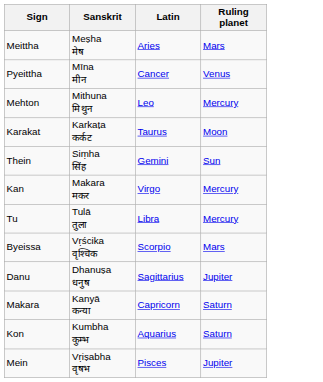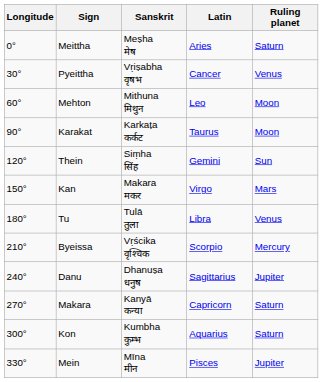+ column: (30, 17)
(214, 45) Mars -> (269, 45) Saturn
(83, 74) Mīna मीन -> (143, 74) Vṛiṣabha वृषभ
(221, 103) Mercury -> (267, 103) Moon
(221, 189) Mercury -> (266, 189) Mars
(221, 218) Mercury -> (268, 218) Venus
(214, 247) Mars -> (272, 247) Mercury
(91, 362) Vṛiṣabha वृषभ -> (135, 362) Mīna मीन
